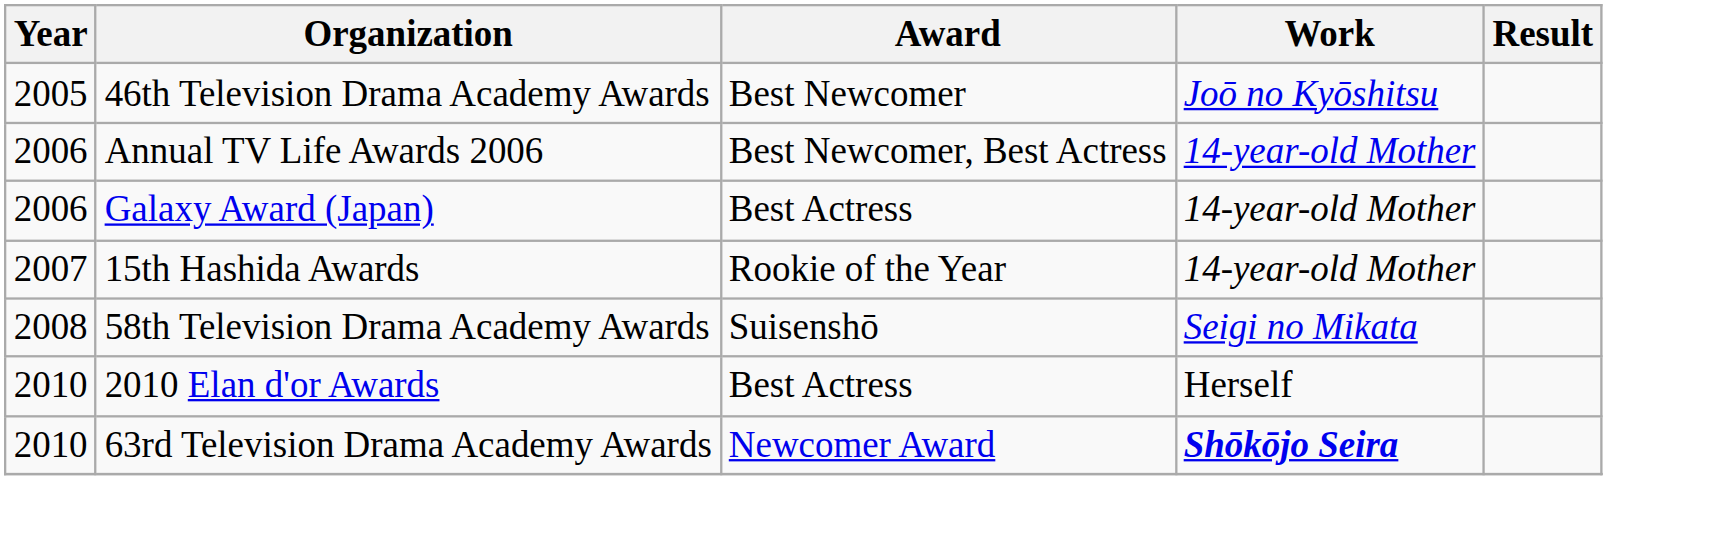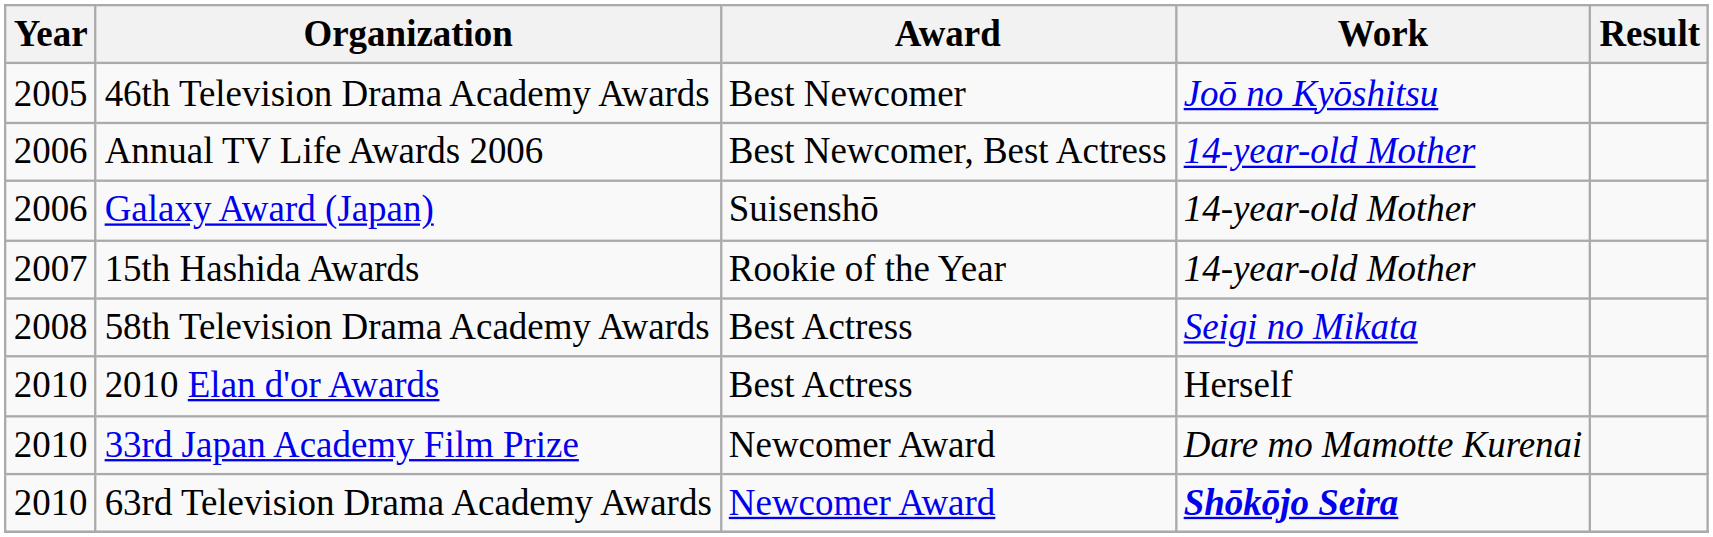(821, 209) Best Actress -> (804, 209) Suisenshō
(804, 326) Suisenshō -> (821, 326) Best Actress
+ row: (342, 444)
